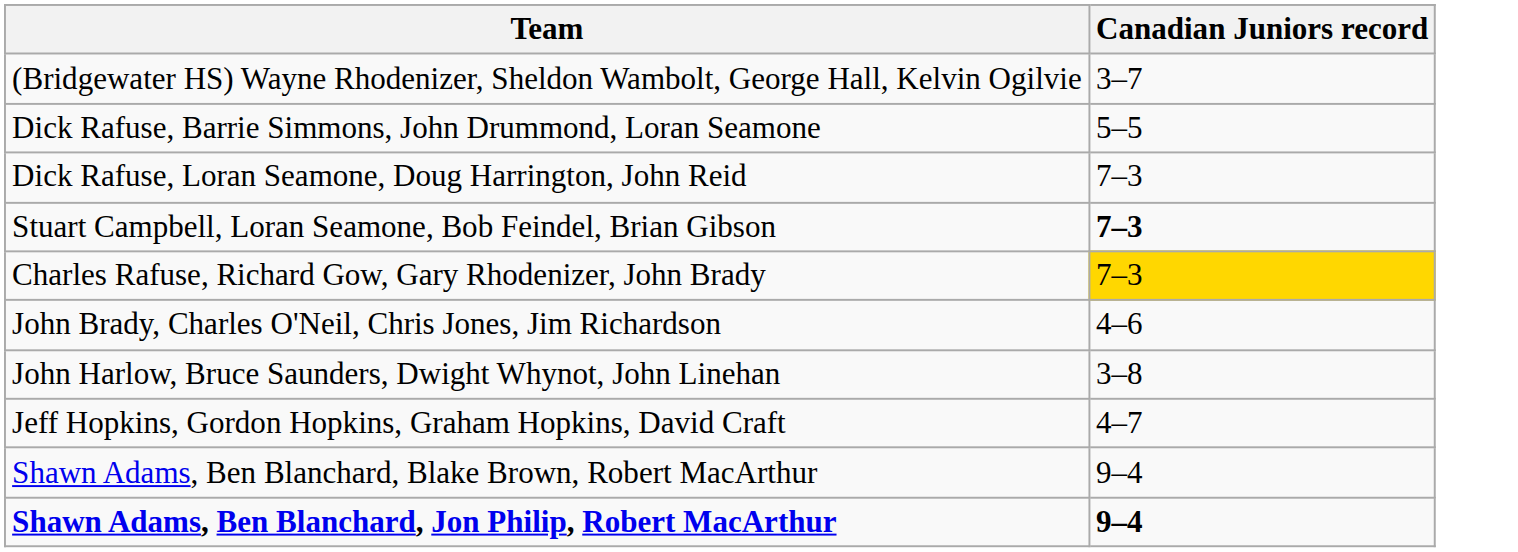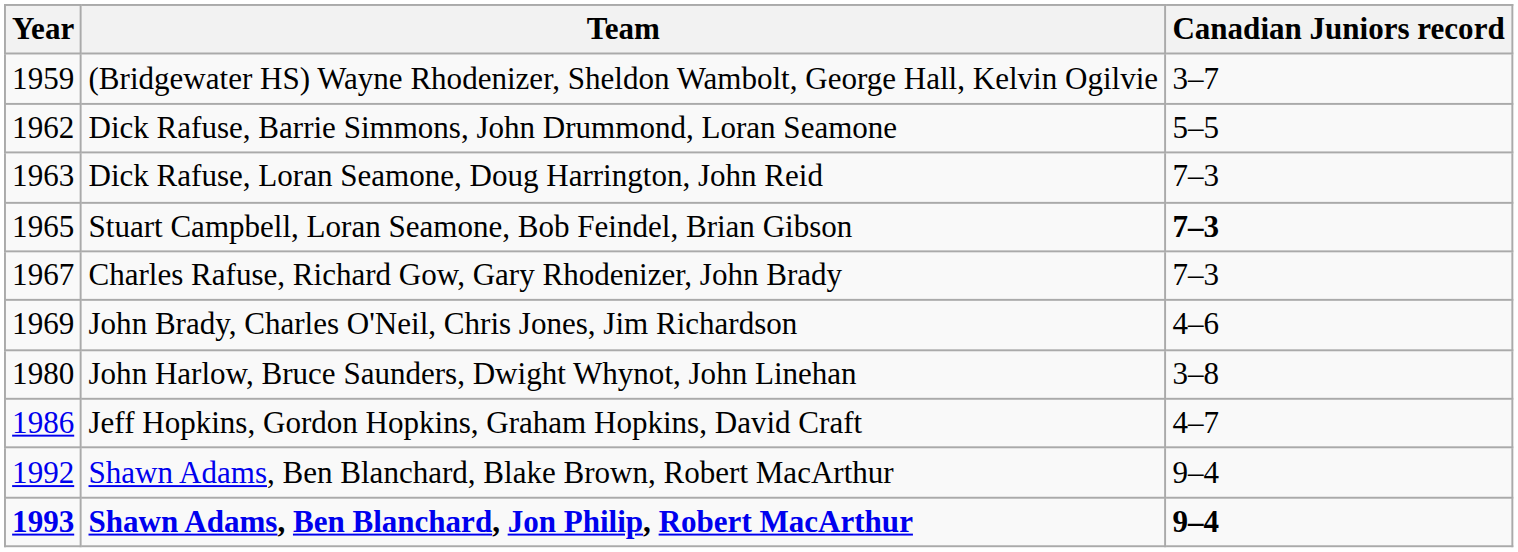+ column: (43, 29)
(1119, 275) gold background -> (1196, 275) no background
